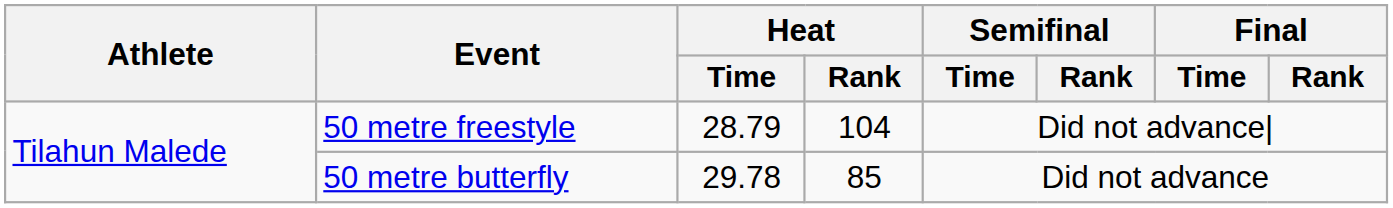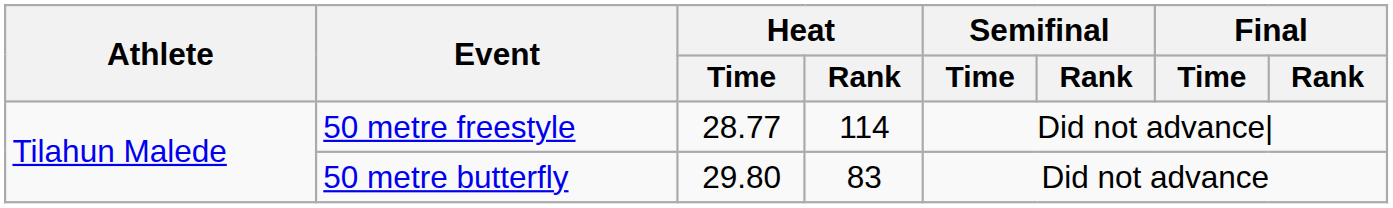(742, 127) 28.79 -> (742, 127) 28.77
(864, 127) 104 -> (864, 127) 114
(742, 177) 29.78 -> (742, 177) 29.80
(864, 177) 85 -> (864, 177) 83
